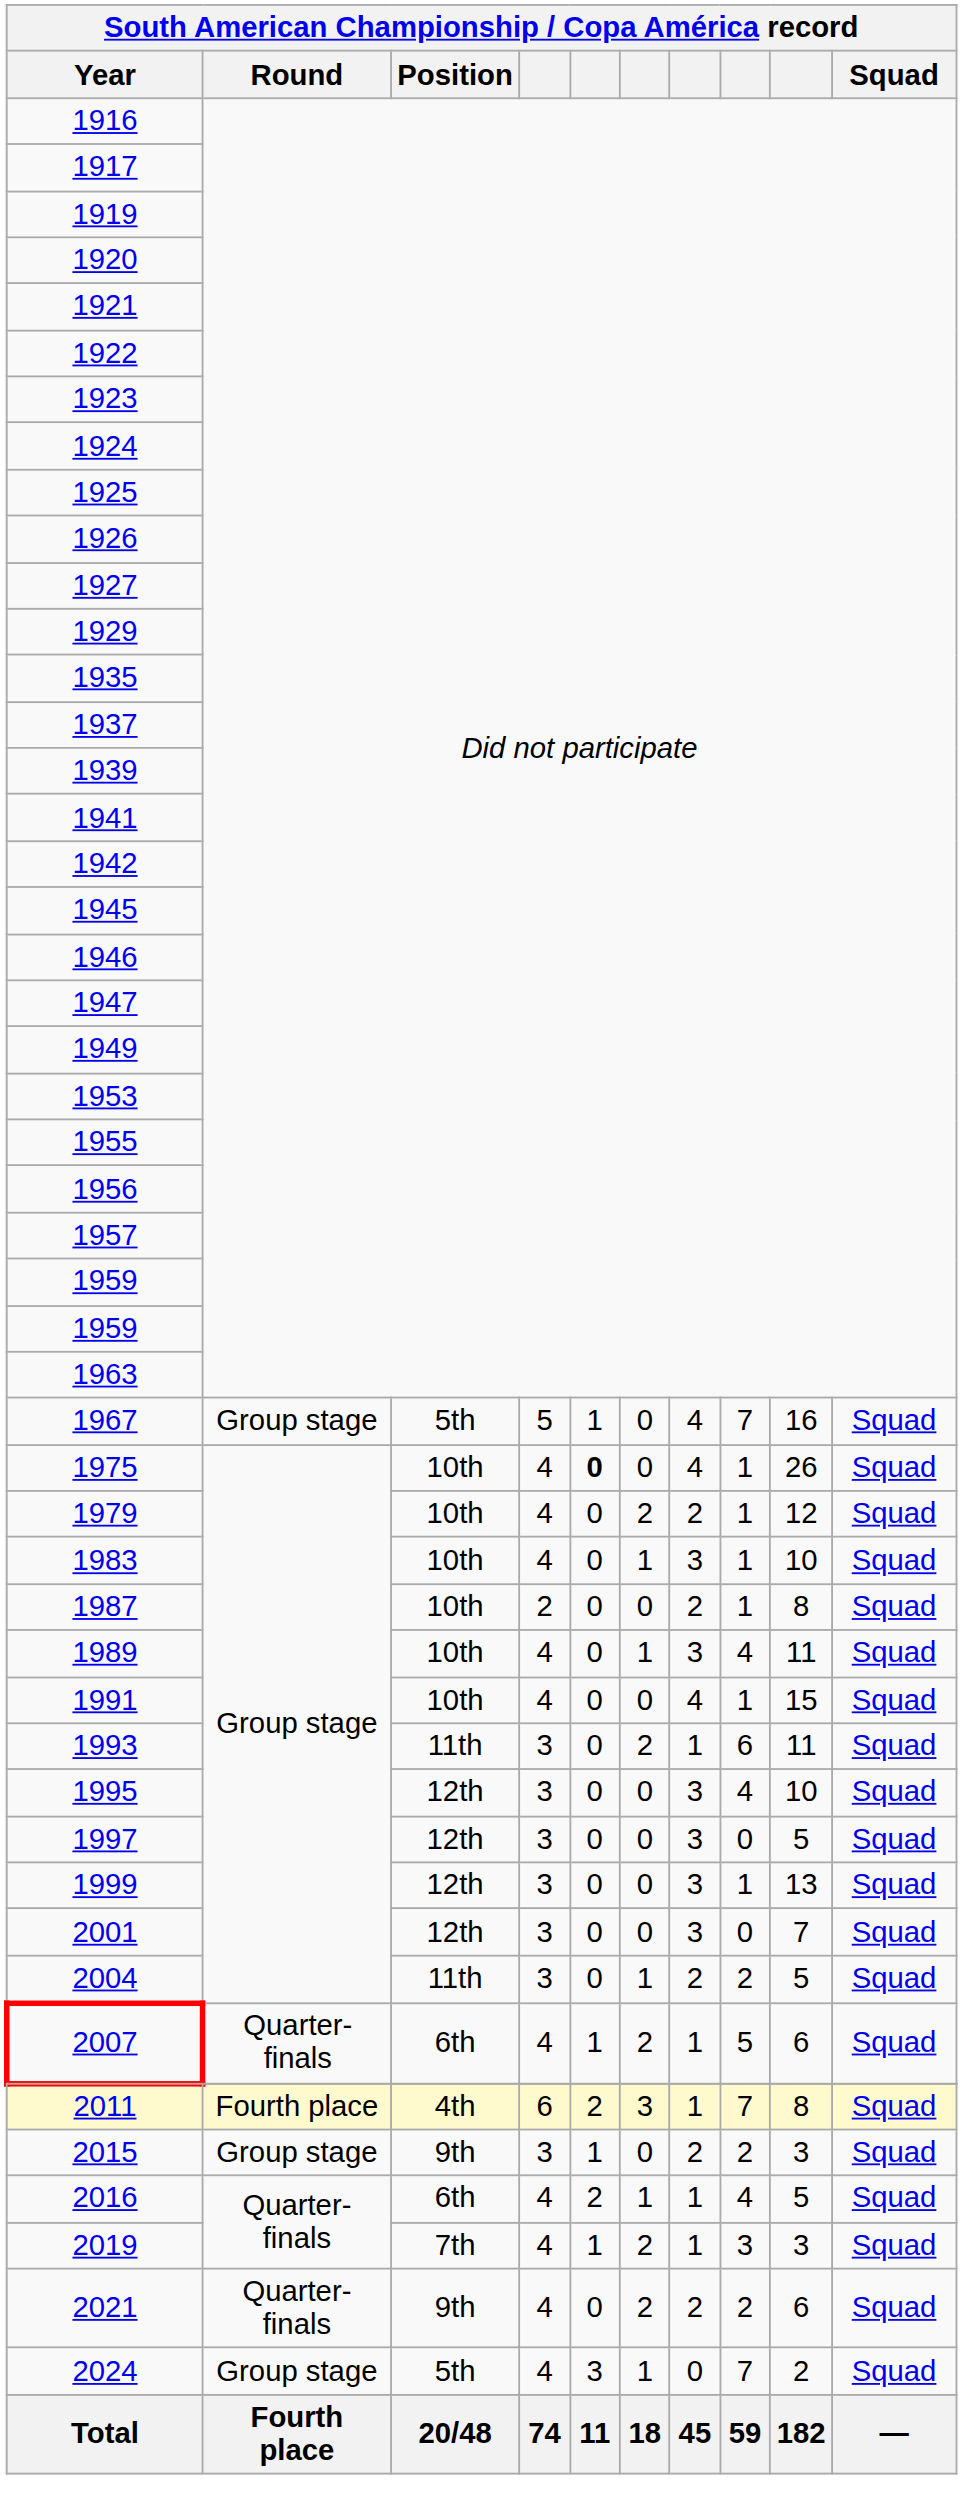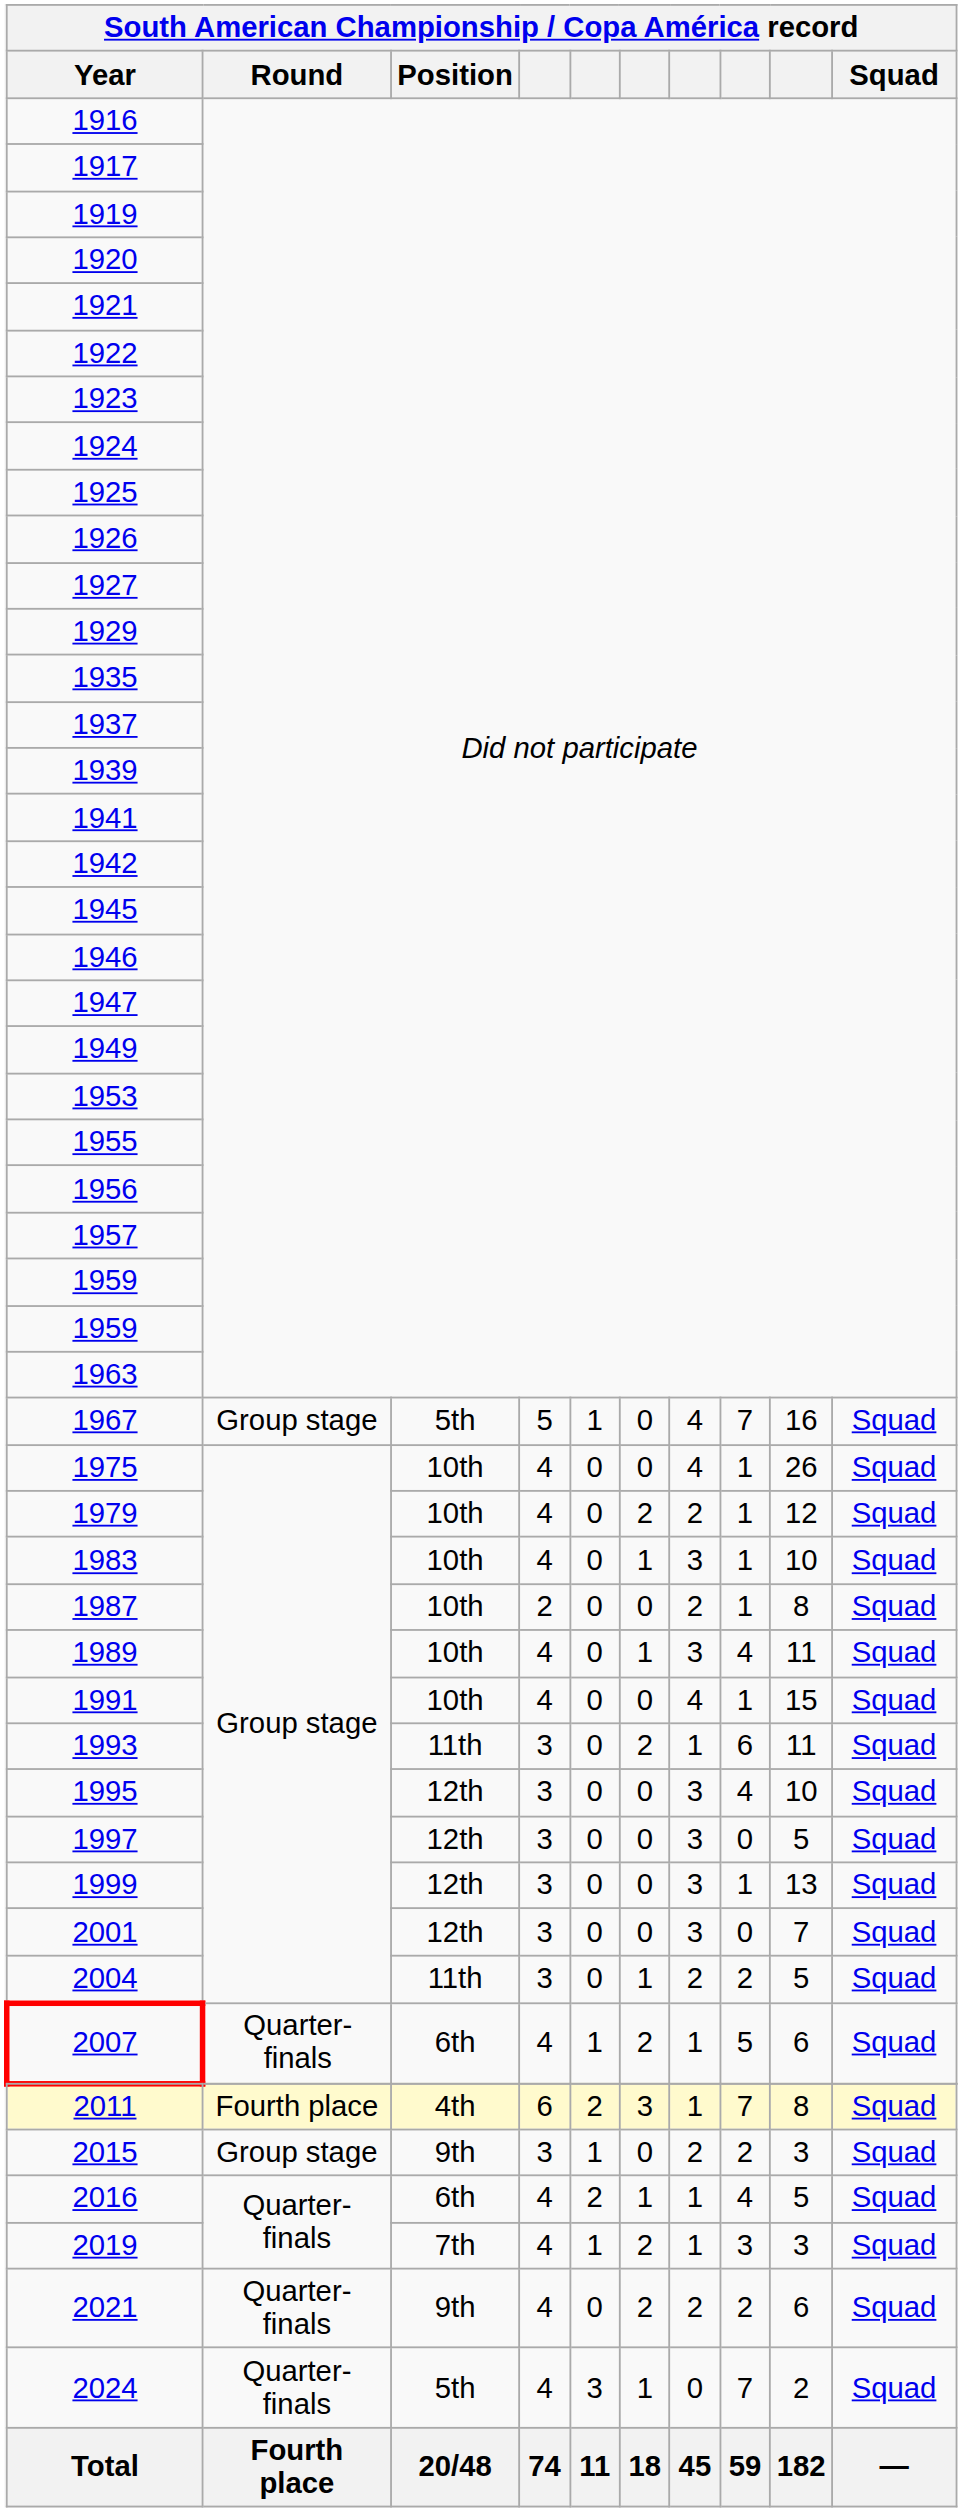(595, 1467) bold -> (595, 1467) normal
(297, 2370) Group stage -> (297, 2387) Quarter-finals
